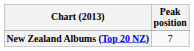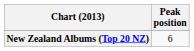(170, 38) 7 -> (170, 38) 6
